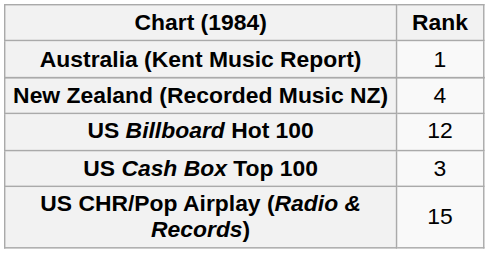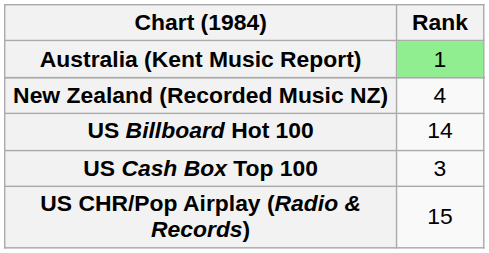(440, 58) no background -> (440, 58) lightgreen background
(440, 131) 12 -> (440, 131) 14
